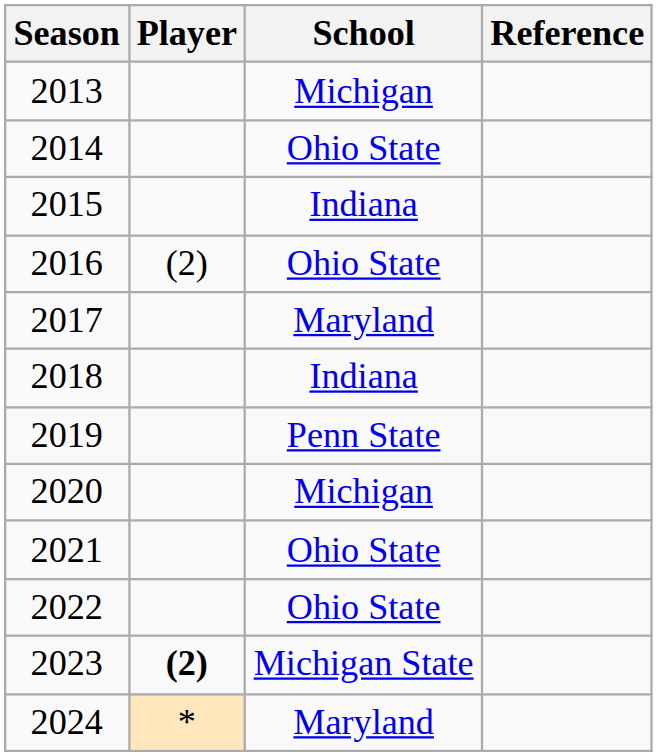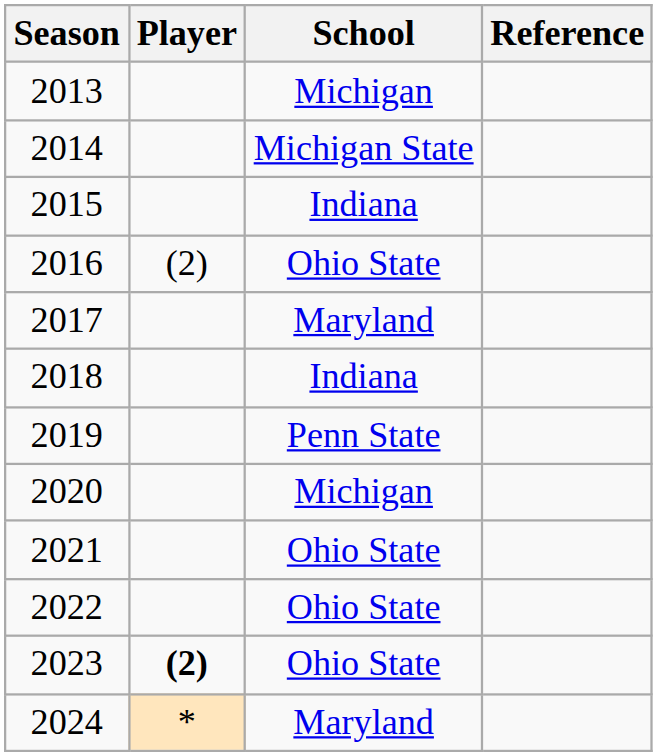(364, 147) Ohio State -> (364, 147) Michigan State
(364, 663) Michigan State -> (364, 663) Ohio State
